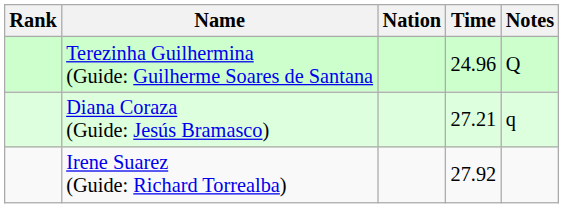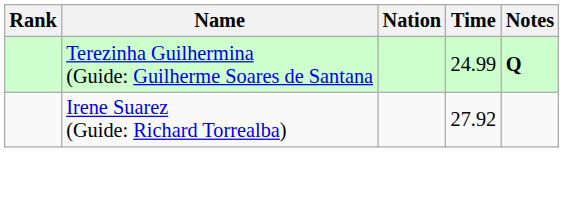(473, 64) 24.96 -> (473, 64) 24.99
(513, 64) normal -> (514, 64) bold
- row: (168, 119)
